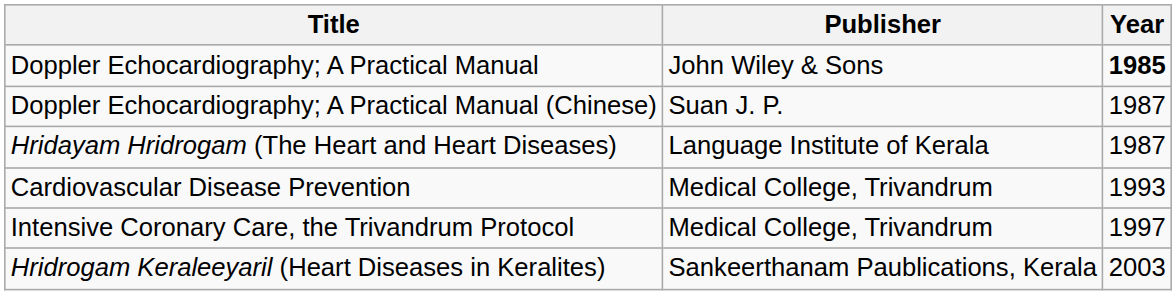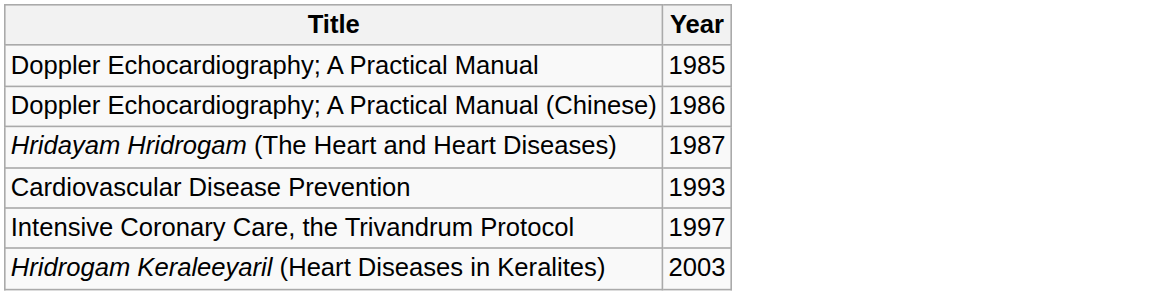- column: (883, 24)
(1137, 65) bold -> (697, 65) normal
(1137, 106) 1987 -> (697, 106) 1986
